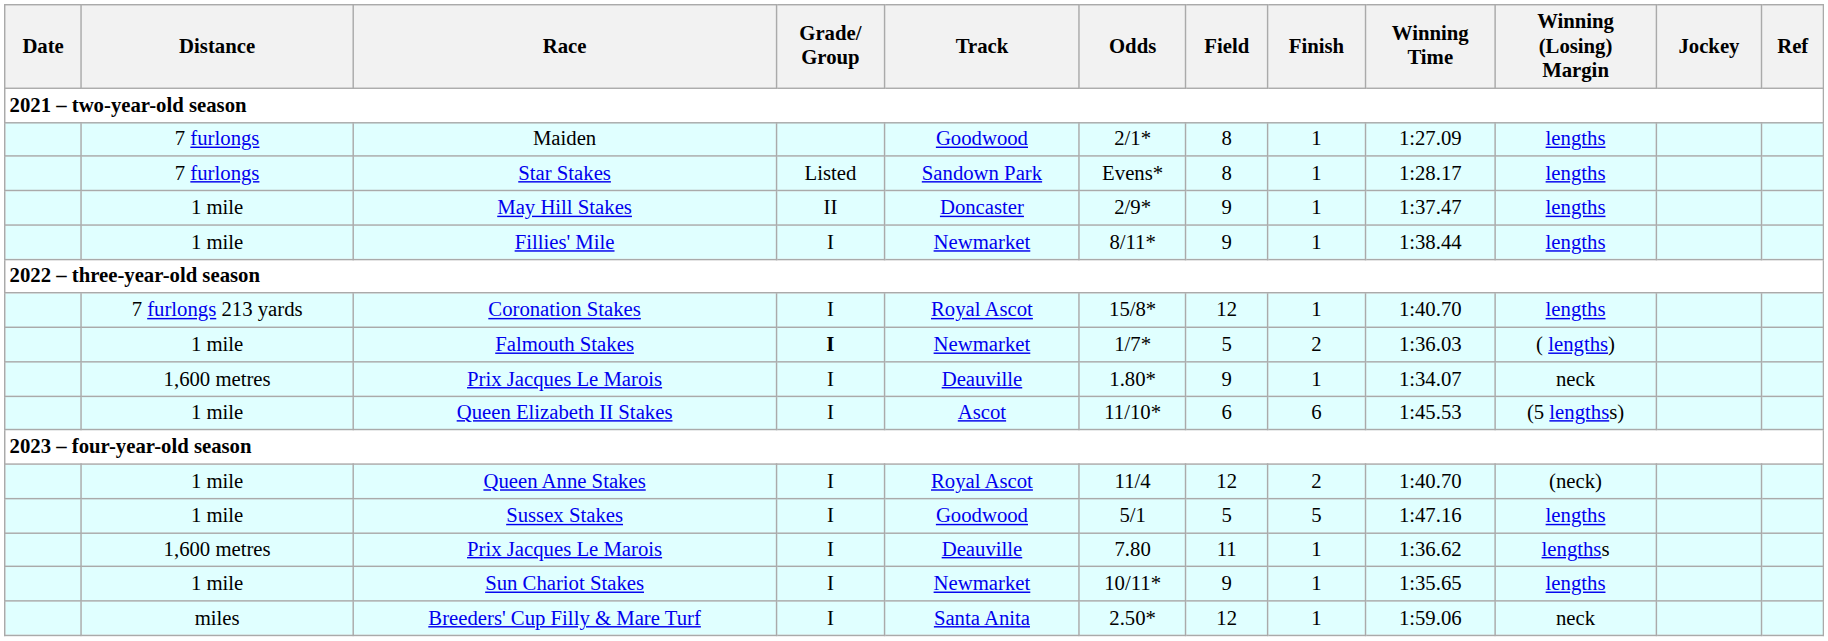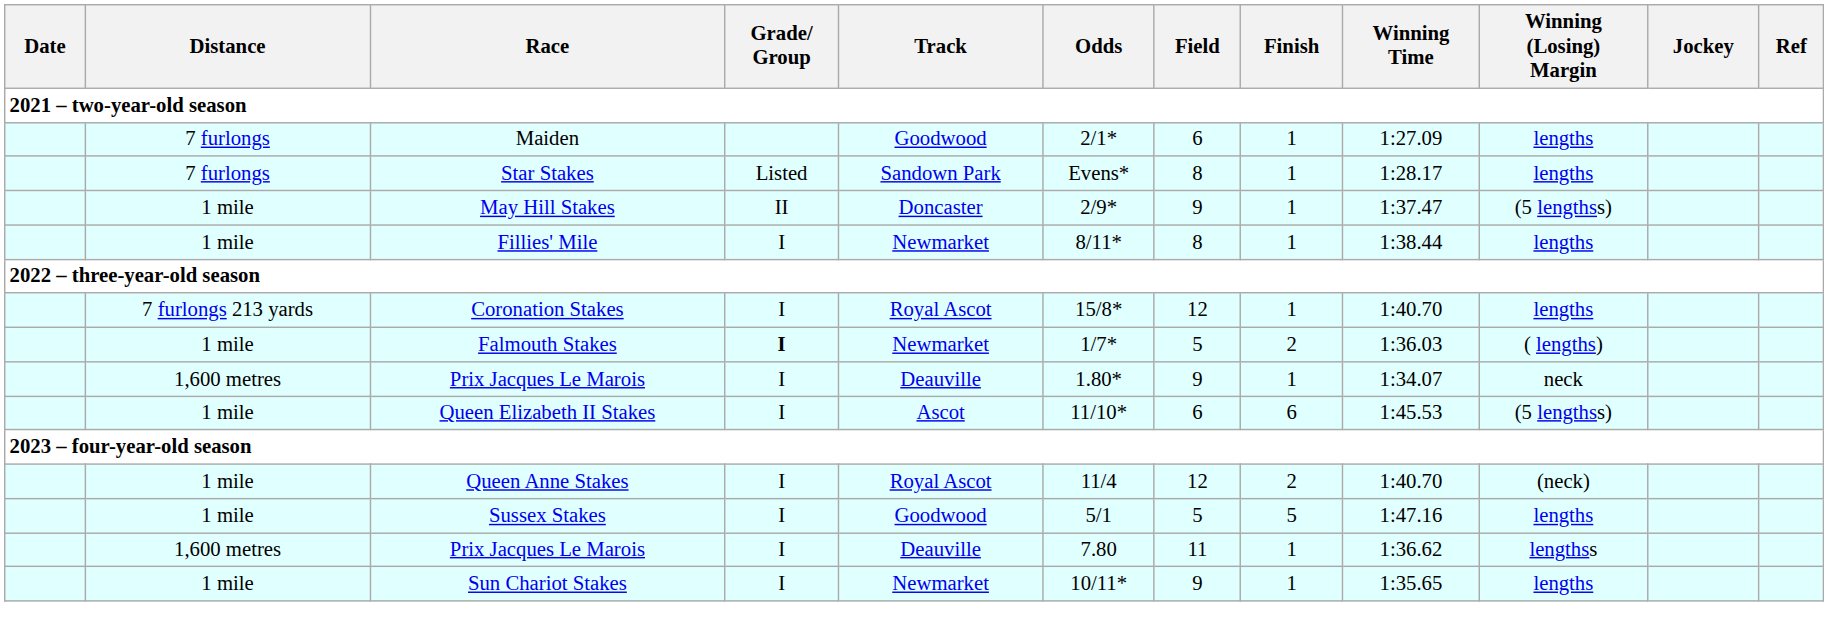(1227, 139) 8 -> (1197, 139) 6
(1576, 207) lengths -> (1563, 207) (5 lengthss)
(1227, 241) 9 -> (1197, 241) 8
- row: (217, 618)
